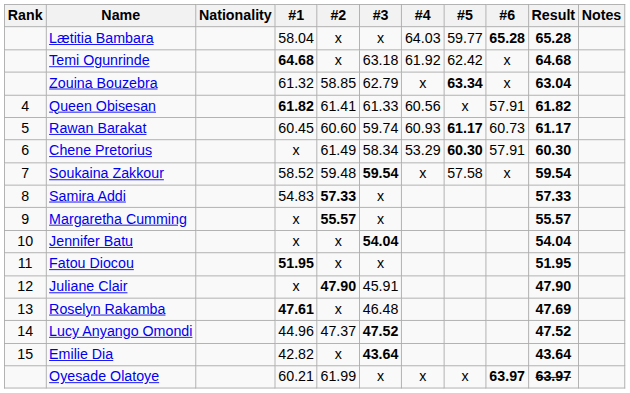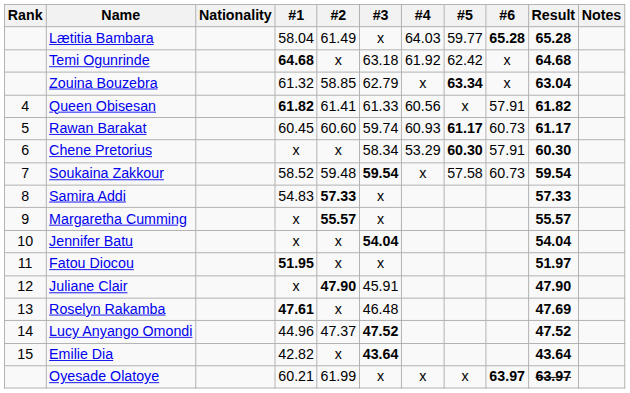(338, 38) x -> (338, 38) 61.49
(338, 151) 61.49 -> (338, 151) x
(507, 173) x -> (507, 173) 60.73
(553, 264) 51.95 -> (553, 264) 51.97
